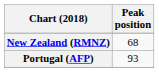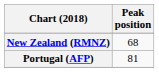(133, 59) 93 -> (133, 59) 81
